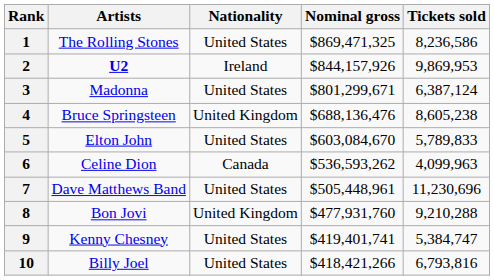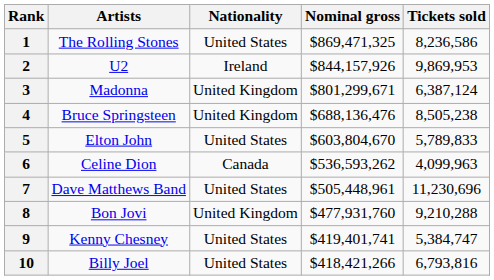(119, 66) bold -> (119, 66) normal
(245, 90) United States -> (245, 90) United Kingdom
(446, 115) 8,605,238 -> (446, 115) 8,505,238
(353, 139) $603,084,670 -> (353, 139) $603,804,670
